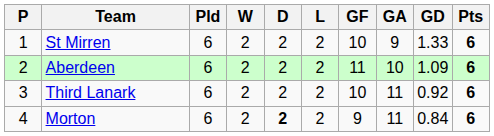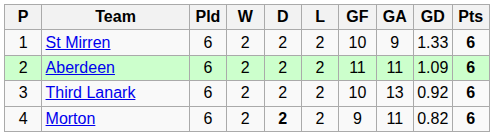(395, 67) 10 -> (395, 67) 11
(395, 93) 11 -> (395, 93) 13
(433, 118) 0.84 -> (433, 118) 0.82
